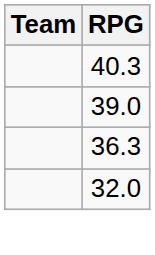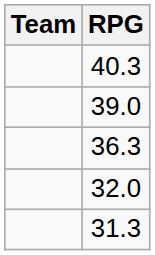+ row: (116, 229)
